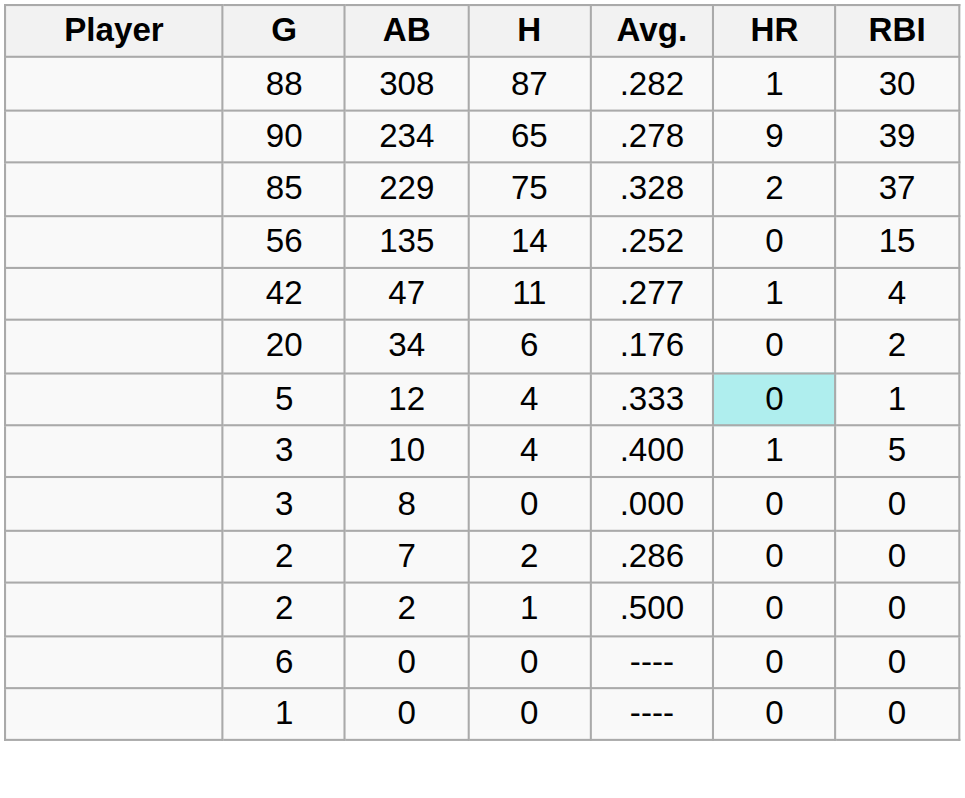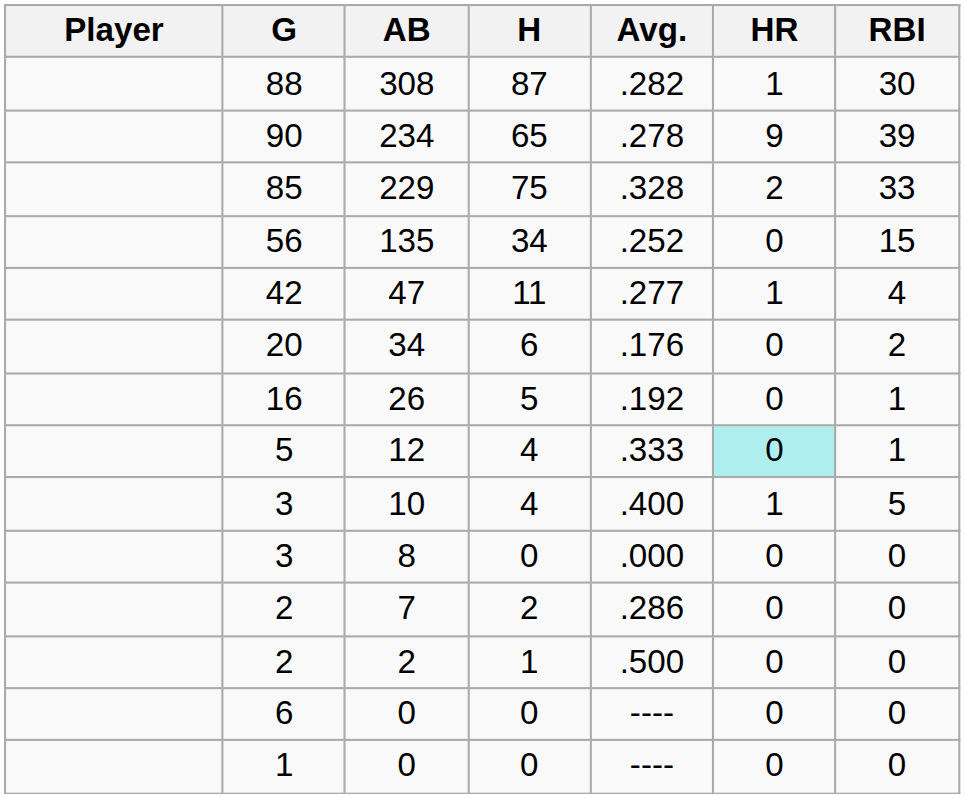(897, 188) 37 -> (897, 188) 33
(529, 240) 14 -> (529, 240) 34
+ row: (284, 398)
